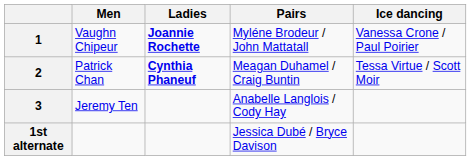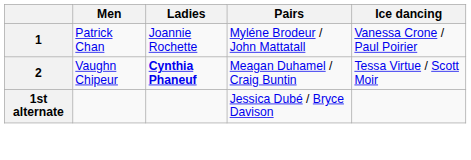(96, 40) Vaughn Chipeur -> (94, 40) Patrick Chan
(174, 40) bold -> (173, 40) normal
(94, 73) Patrick Chan -> (97, 73) Vaughn Chipeur
- row: (38, 106)
